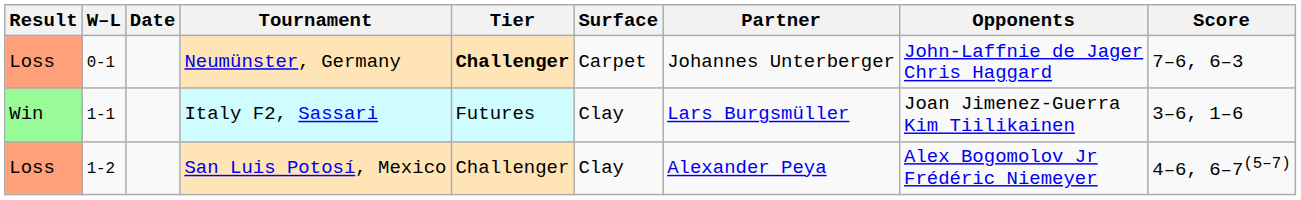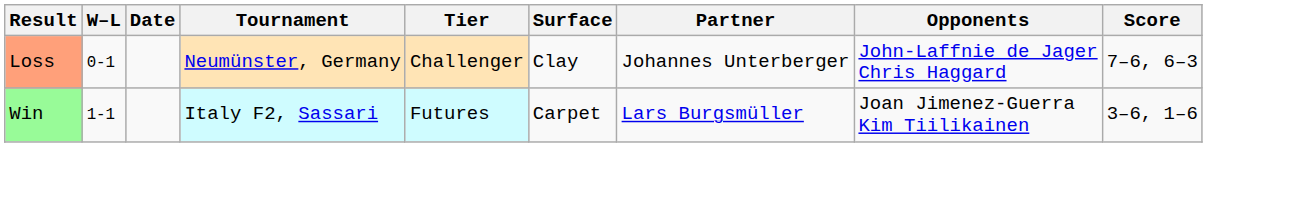(512, 62) bold -> (467, 62) normal
(613, 62) Carpet -> (556, 62) Clay
(601, 115) Clay -> (567, 115) Carpet
- row: (315, 168)
